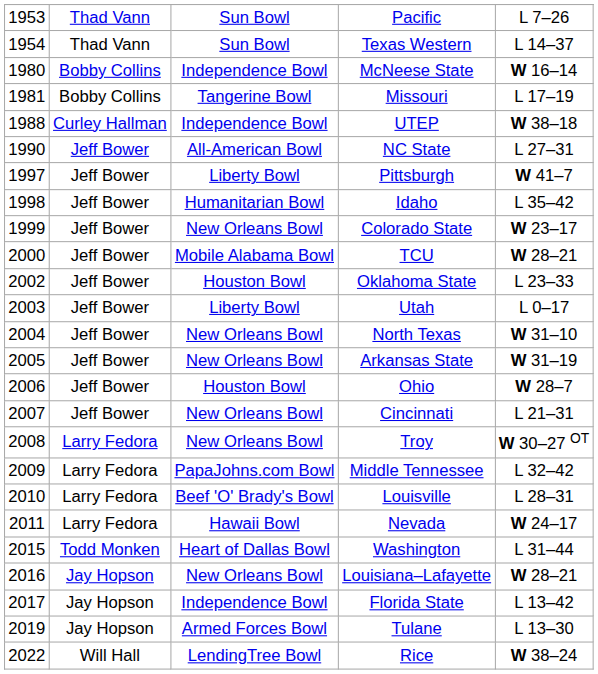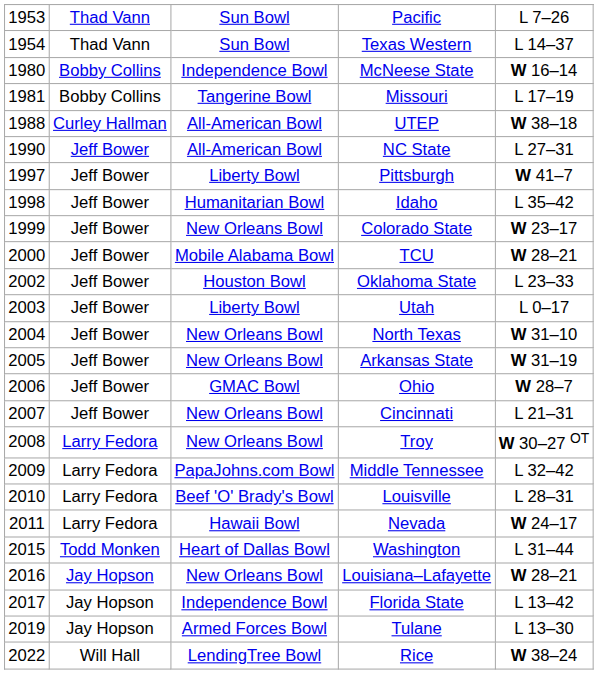(254, 123) Independence Bowl -> (254, 123) All-American Bowl
(254, 387) Houston Bowl -> (254, 387) GMAC Bowl
